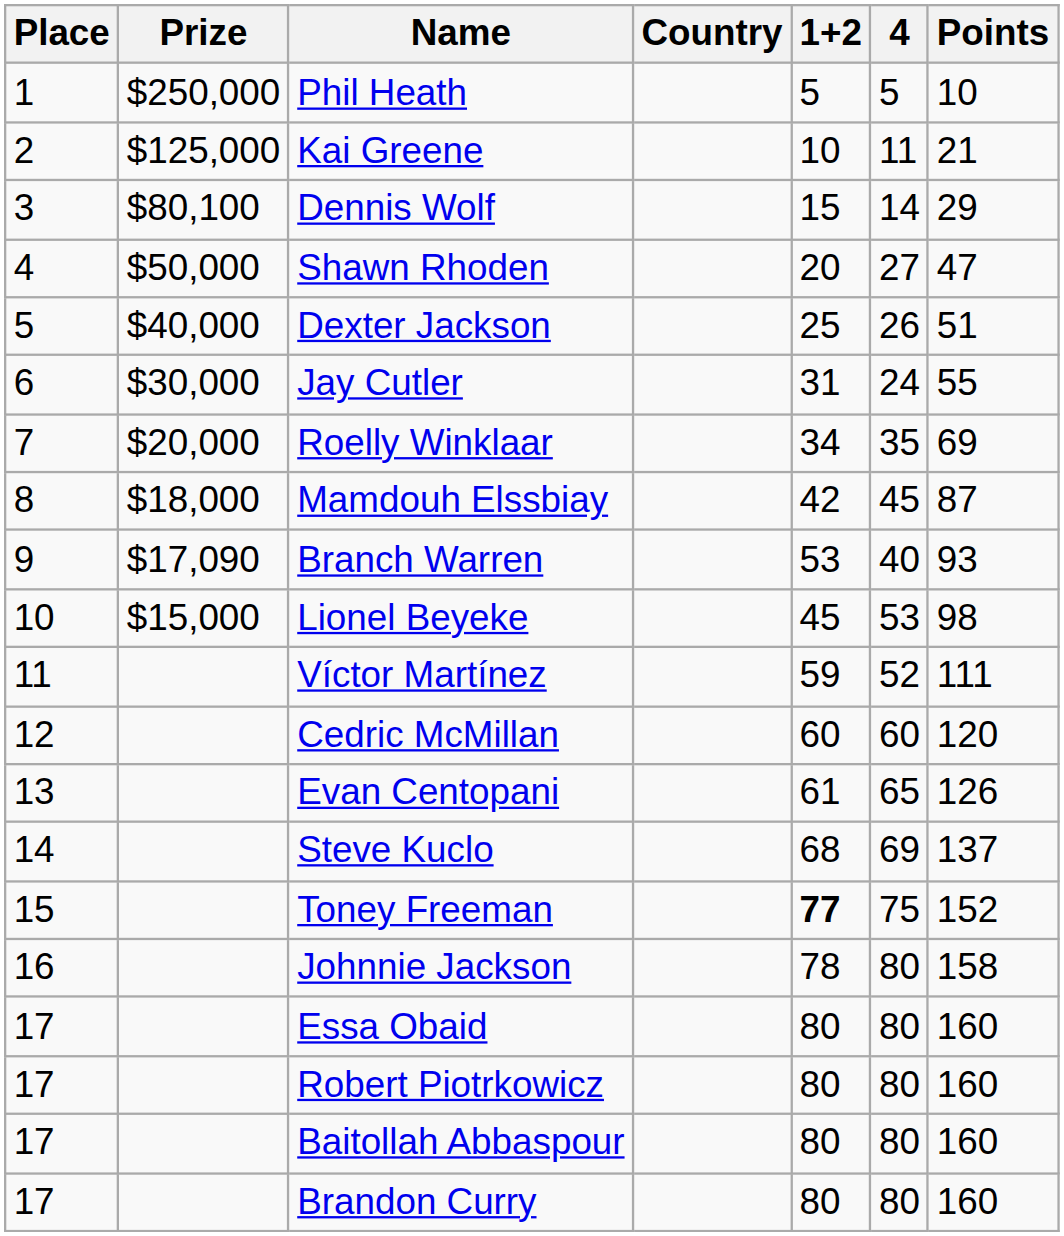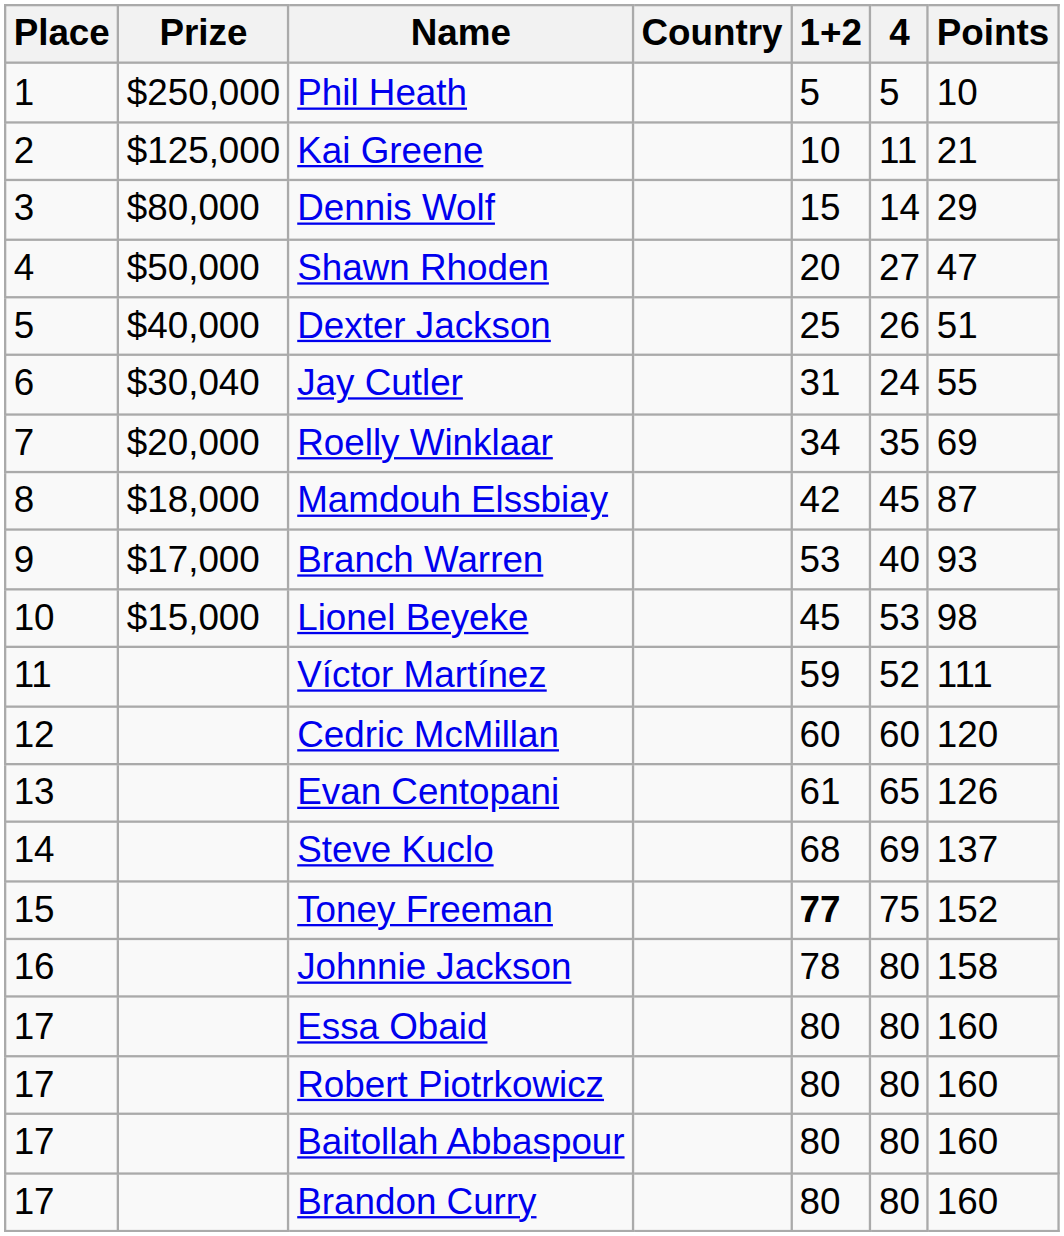(193, 208) $80,100 -> (193, 208) $80,000
(193, 383) $30,000 -> (193, 383) $30,040
(193, 558) $17,090 -> (193, 558) $17,000
